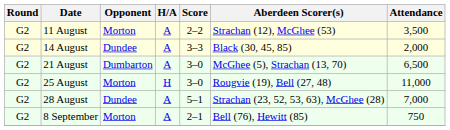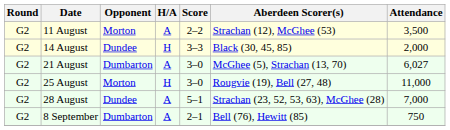(167, 47) A -> (167, 47) H
(416, 64) 6,500 -> (416, 64) 6,027
(119, 116) Morton -> (128, 116) Dumbarton
